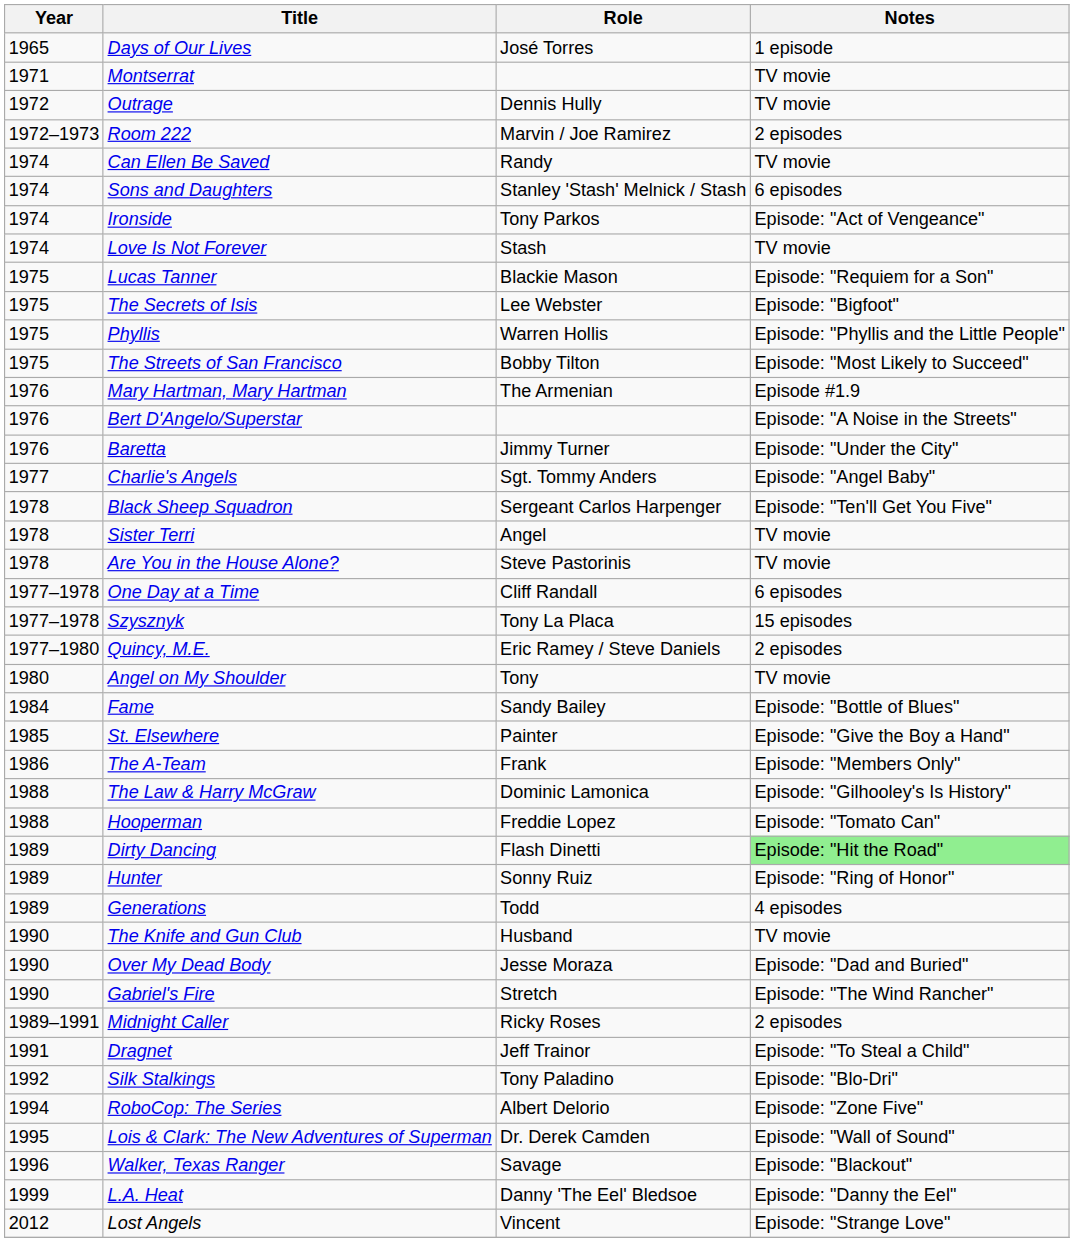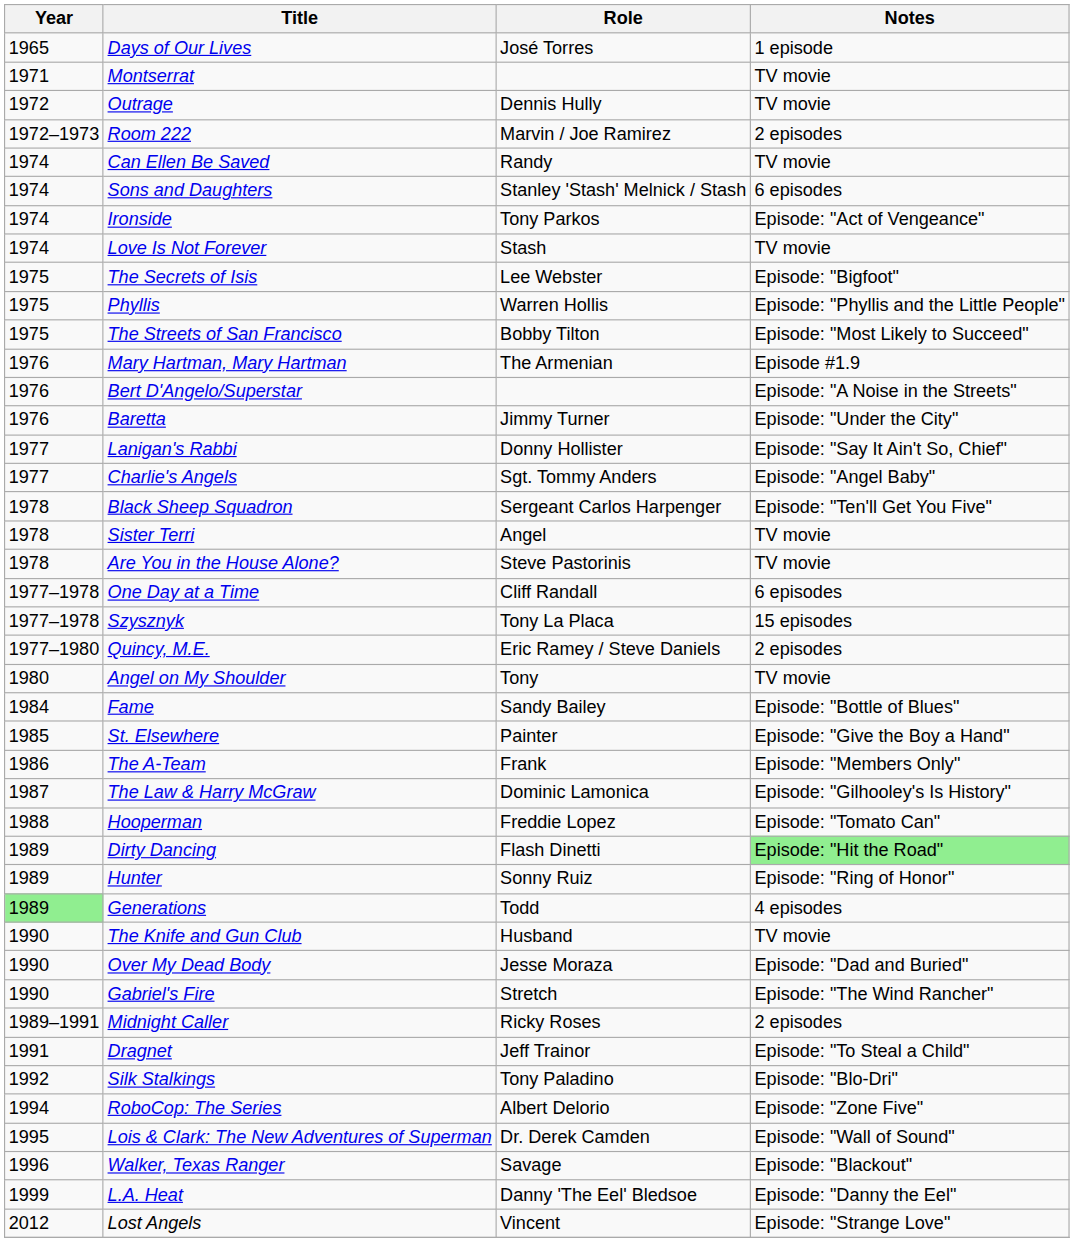- row: (162, 276)
+ row: (172, 448)
(29, 793) 1988 -> (29, 793) 1987
(29, 907) no background -> (29, 907) lightgreen background
